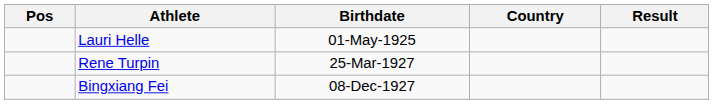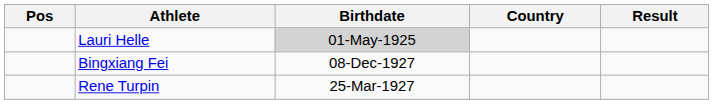(372, 39) no background -> (372, 39) lightgrey background
rows swapped: (119, 63) <-> (123, 87)
